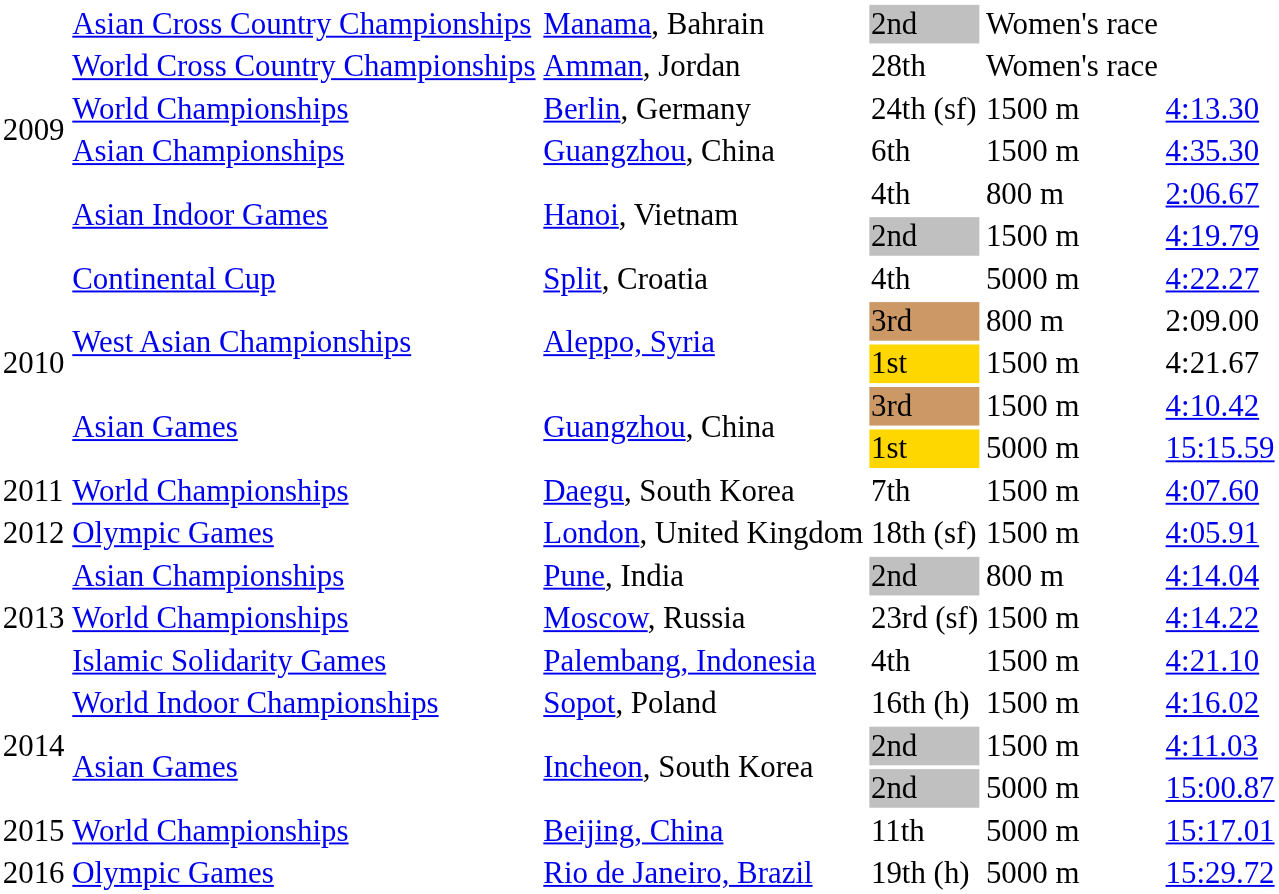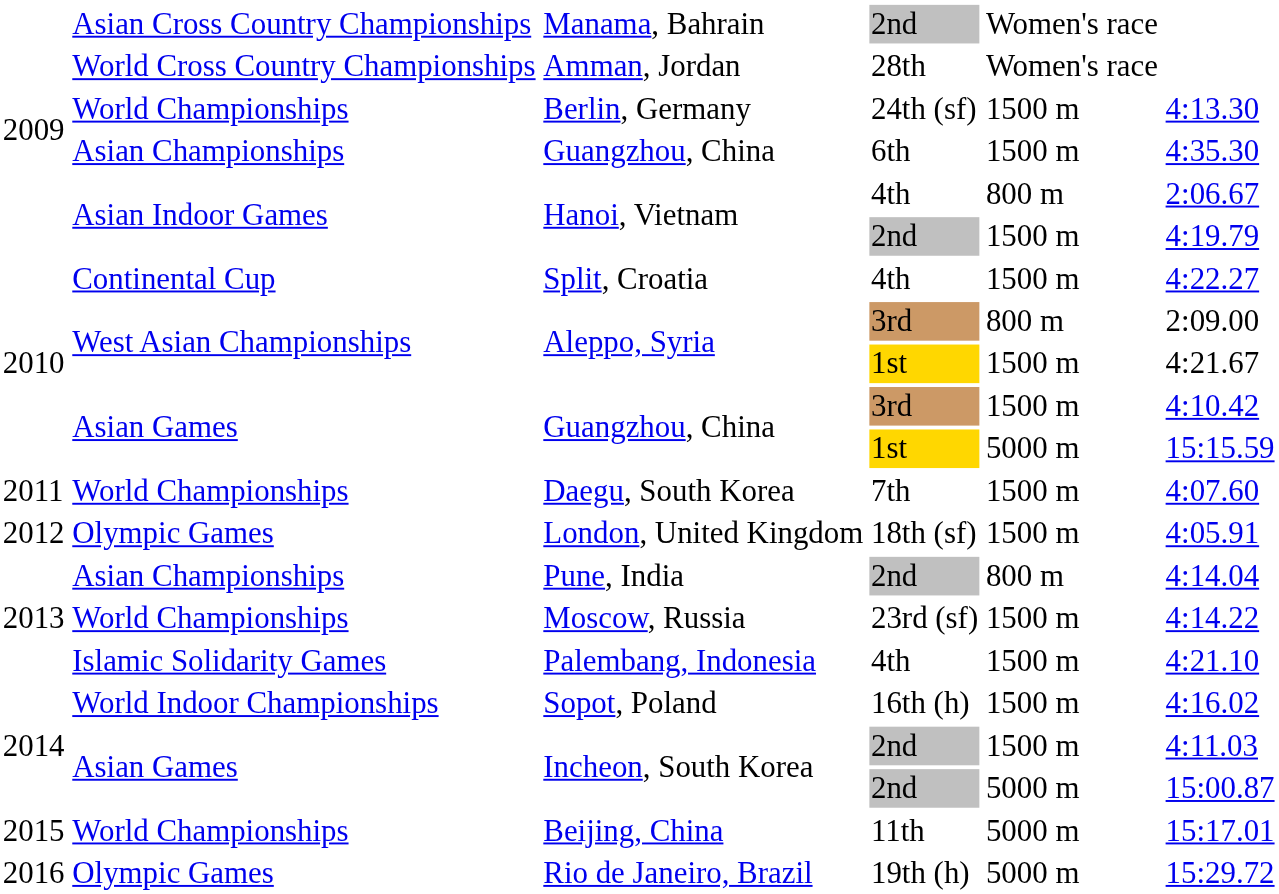(1033, 278) 5000 m -> (1033, 278) 1500 m
